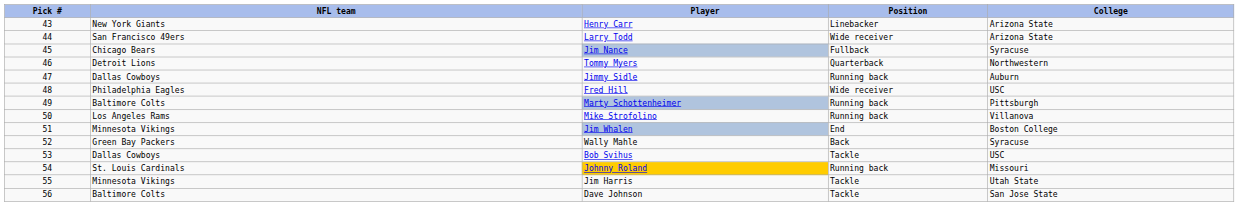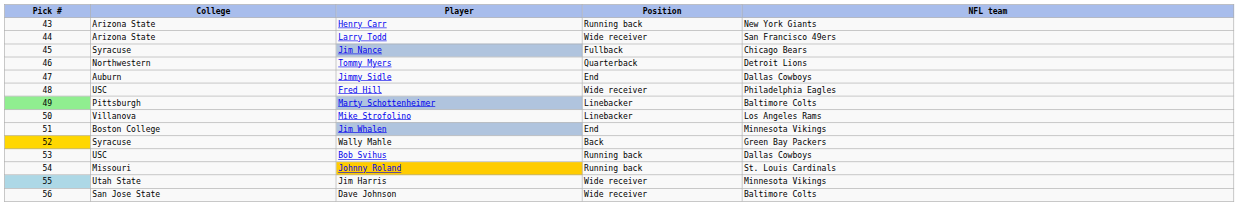columns swapped: (336, 11) <-> (1111, 11)
(854, 24) Linebacker -> (613, 24) Running back
(859, 77) Running back -> (591, 77) End
(47, 103) no background -> (47, 103) lightgreen background
(859, 103) Running back -> (608, 103) Linebacker
(859, 116) Running back -> (608, 116) Linebacker
(47, 142) no background -> (47, 142) gold background
(845, 155) Tackle -> (613, 155) Running back
(47, 182) no background -> (47, 182) lightblue background
(845, 182) Tackle -> (616, 182) Wide receiver
(845, 195) Tackle -> (616, 195) Wide receiver
